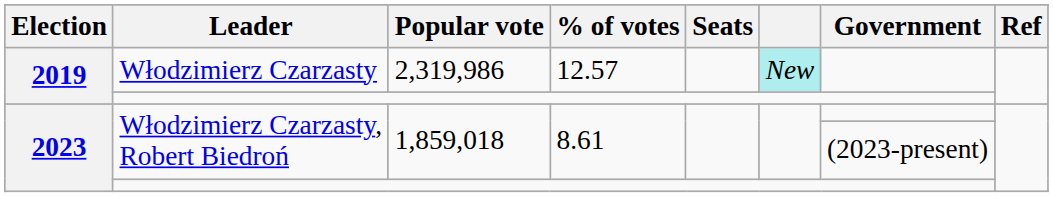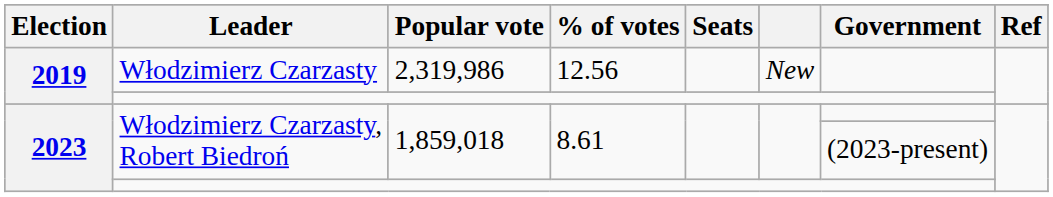(587, 69) 12.57 -> (587, 69) 12.56
(790, 69) paleturquoise background -> (790, 69) no background
